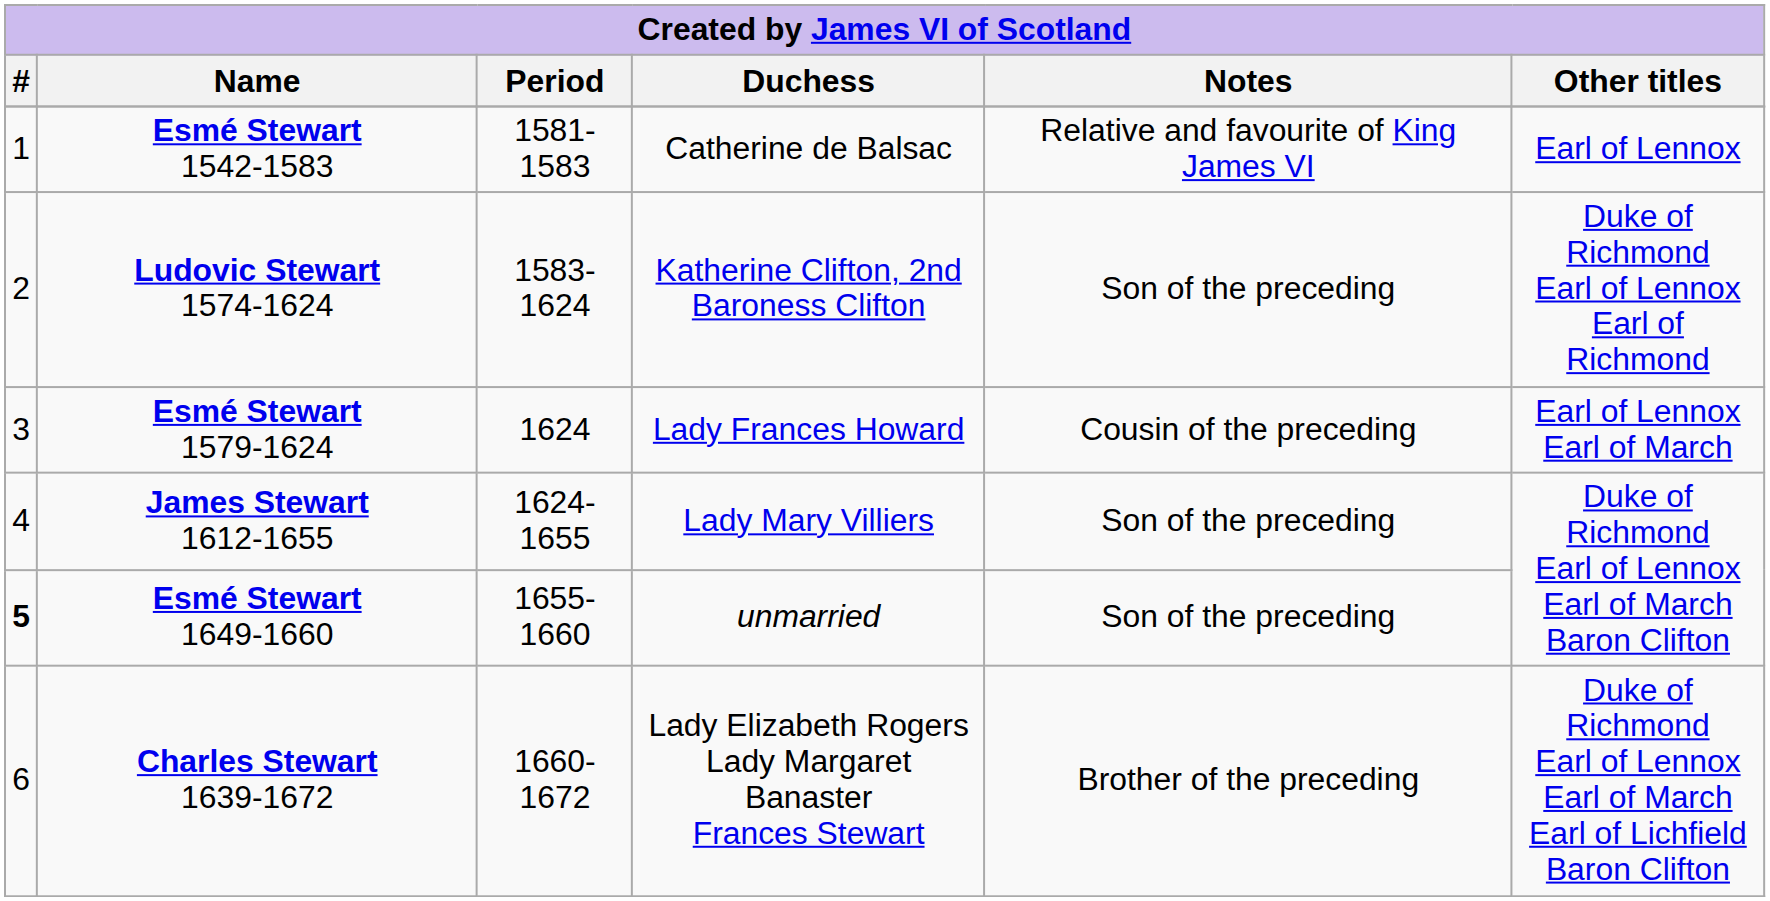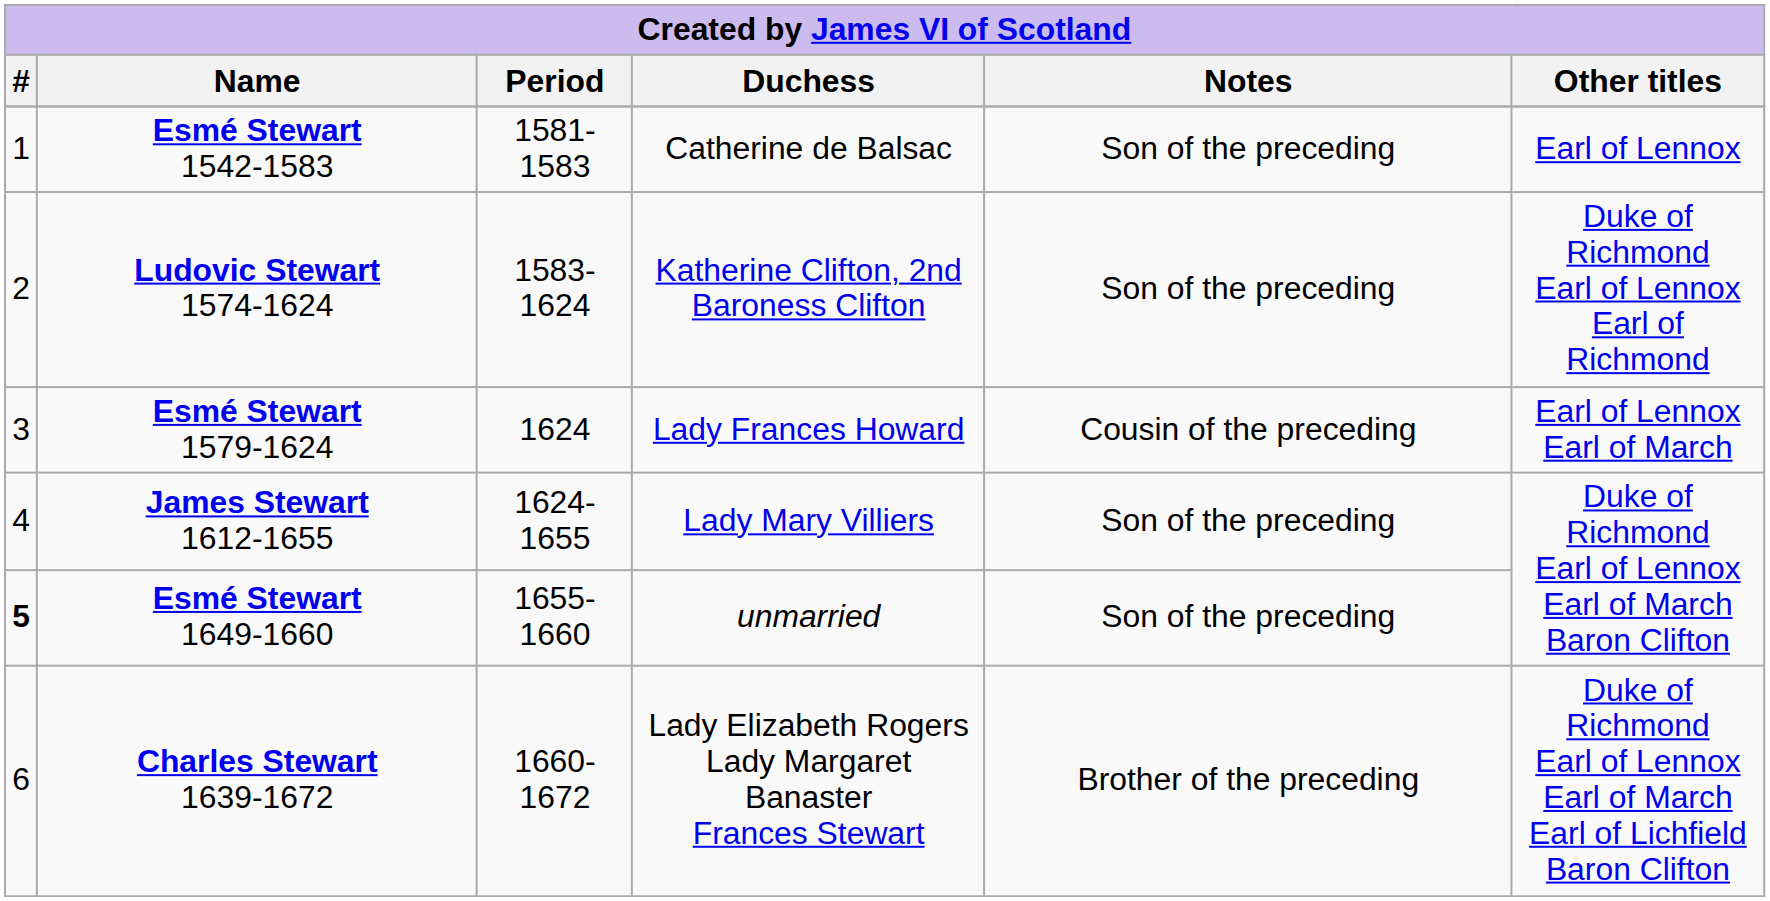(1248, 148) Relative and favourite of King James VI -> (1248, 148) Son of the preceding
